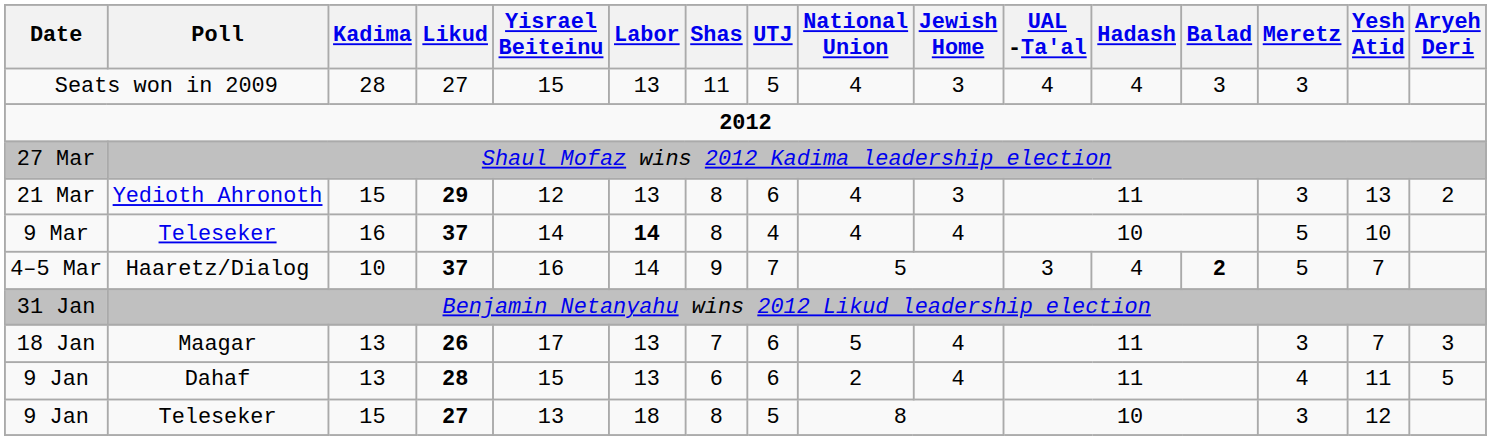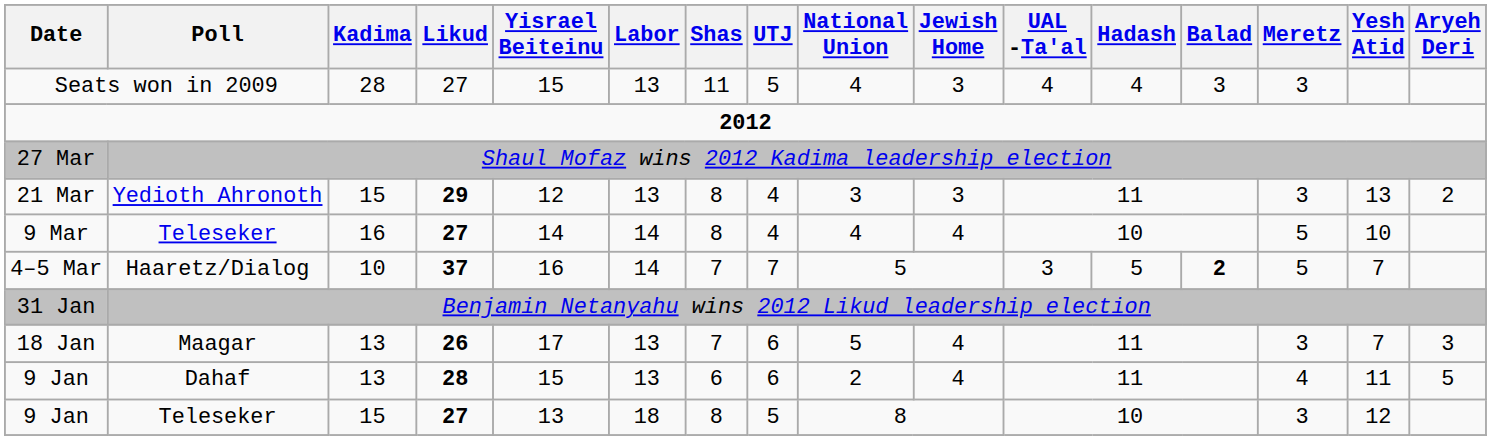(773, 196) 6 -> (773, 196) 4
(856, 196) 4 -> (856, 196) 3
(455, 233) 37 -> (455, 233) 27
(647, 233) bold -> (647, 233) normal
(716, 270) 9 -> (716, 270) 7
(1137, 270) 4 -> (1137, 270) 5
